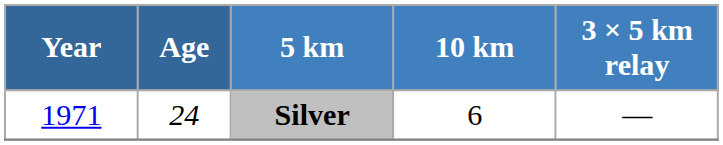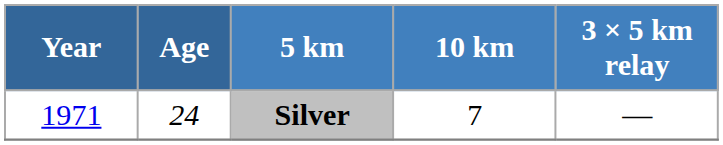(475, 114) 6 -> (475, 114) 7
